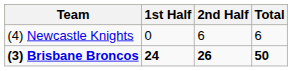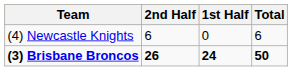columns swapped: (168, 14) <-> (223, 14)
